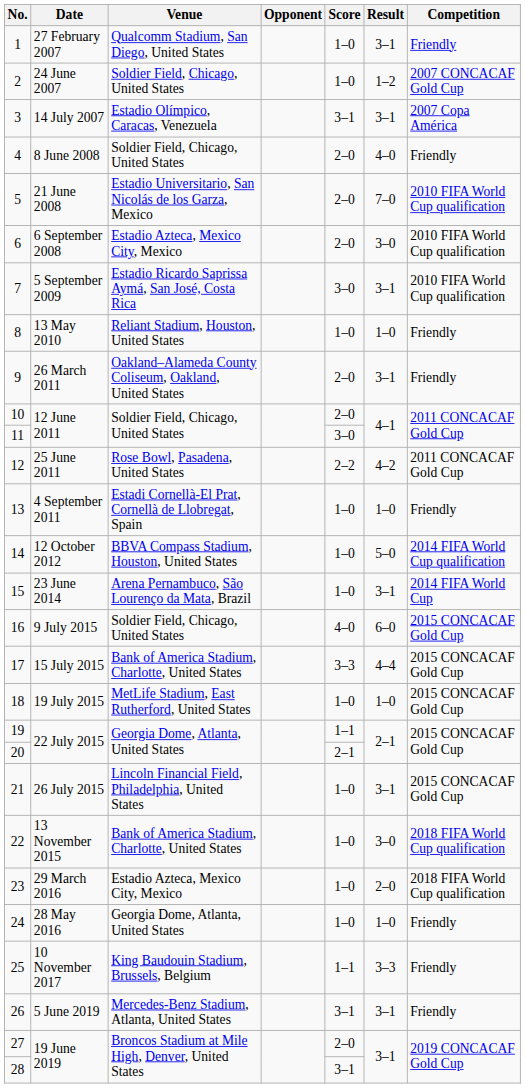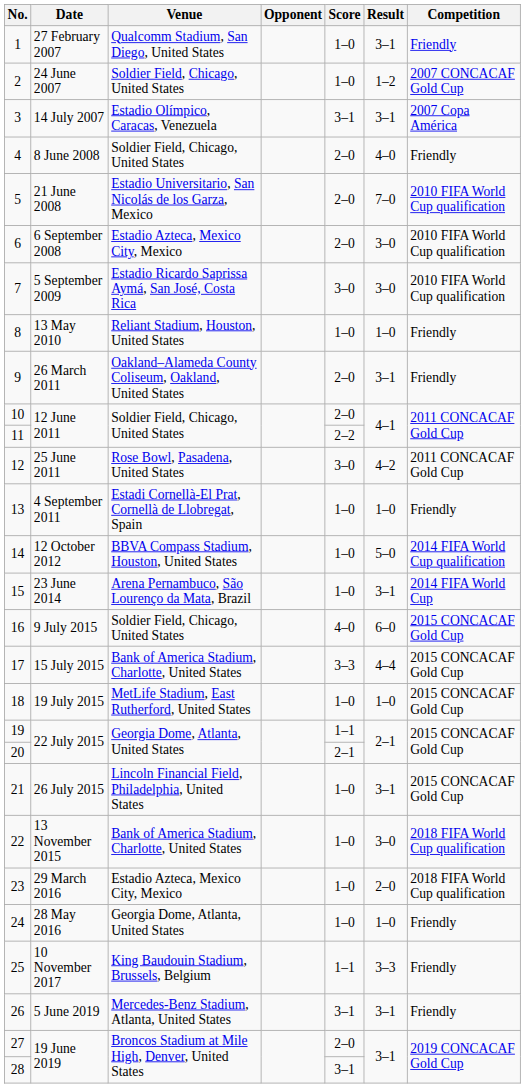(385, 288) 3–1 -> (385, 288) 3–0
(345, 436) 3–0 -> (345, 436) 2–2
(345, 465) 2–2 -> (345, 465) 3–0
